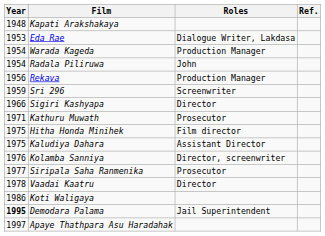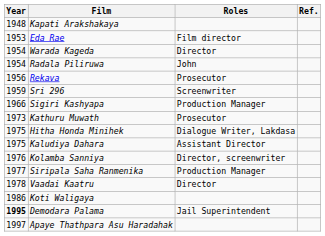(236, 38) Dialogue Writer, Lakdasa -> (209, 38) Film director
(221, 51) Production Manager -> (197, 51) Director
(221, 78) Production Manager -> (201, 78) Prosecutor
(197, 104) Director -> (221, 104) Production Manager
(16, 118) 1971 -> (16, 118) 1973
(209, 131) Film director -> (236, 131) Dialogue Writer, Lakdasa
(201, 171) Prosecutor -> (221, 171) Production Manager
